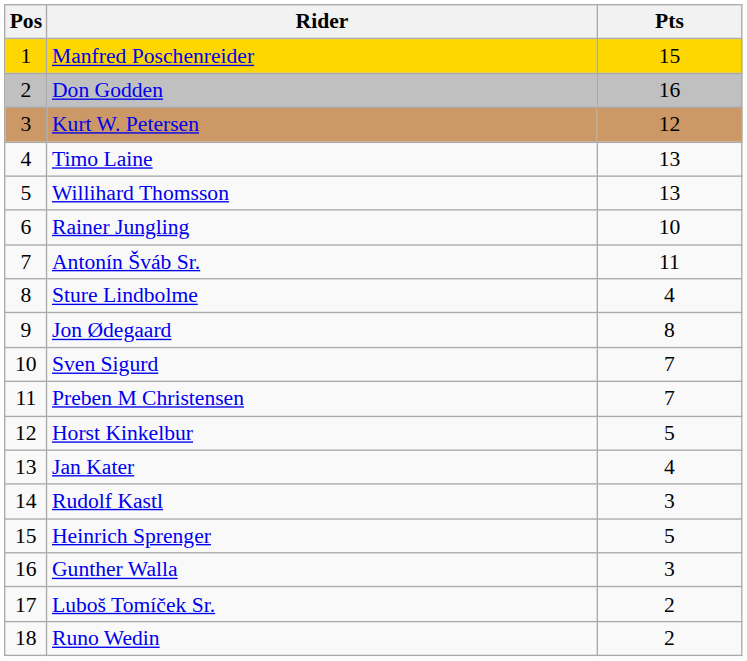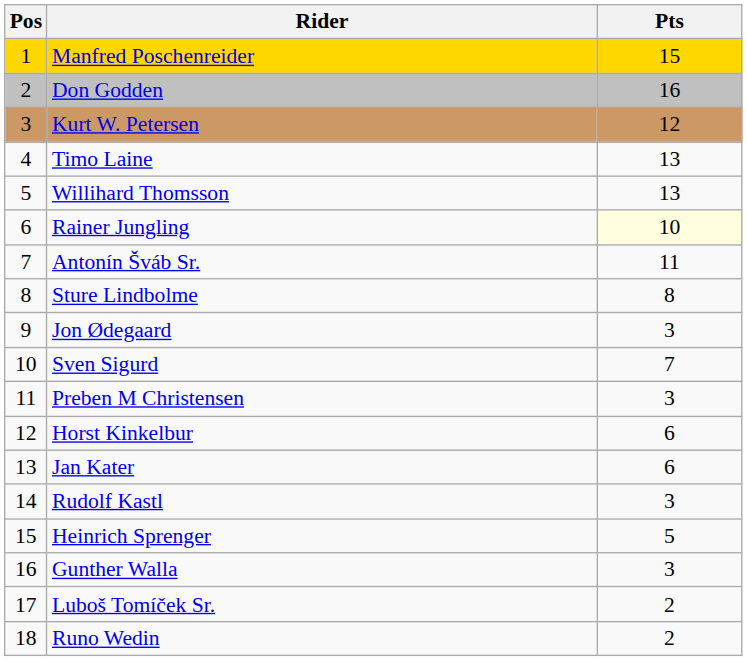(669, 227) no background -> (669, 227) lightyellow background
(669, 295) 4 -> (669, 295) 8
(669, 329) 8 -> (669, 329) 3
(669, 398) 7 -> (669, 398) 3
(669, 432) 5 -> (669, 432) 6
(669, 466) 4 -> (669, 466) 6
